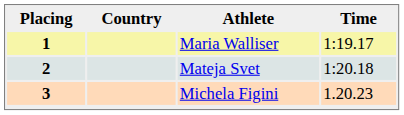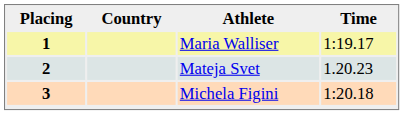(348, 68) 1:20.18 -> (348, 68) 1.20.23
(348, 93) 1.20.23 -> (348, 93) 1:20.18
